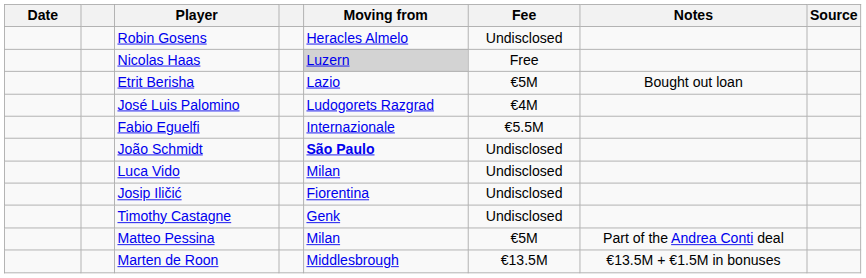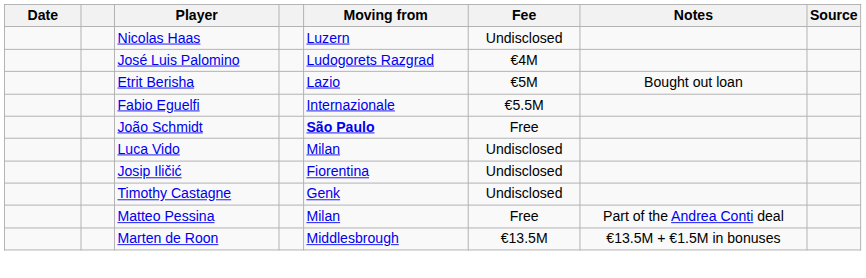- row: (162, 37)
(328, 60) lightgrey background -> (328, 37) no background
(524, 60) Free -> (524, 37) Undisclosed
rows swapped: (156, 82) <-> (179, 104)
(524, 149) Undisclosed -> (524, 127) Free
(524, 238) €5M -> (524, 216) Free
